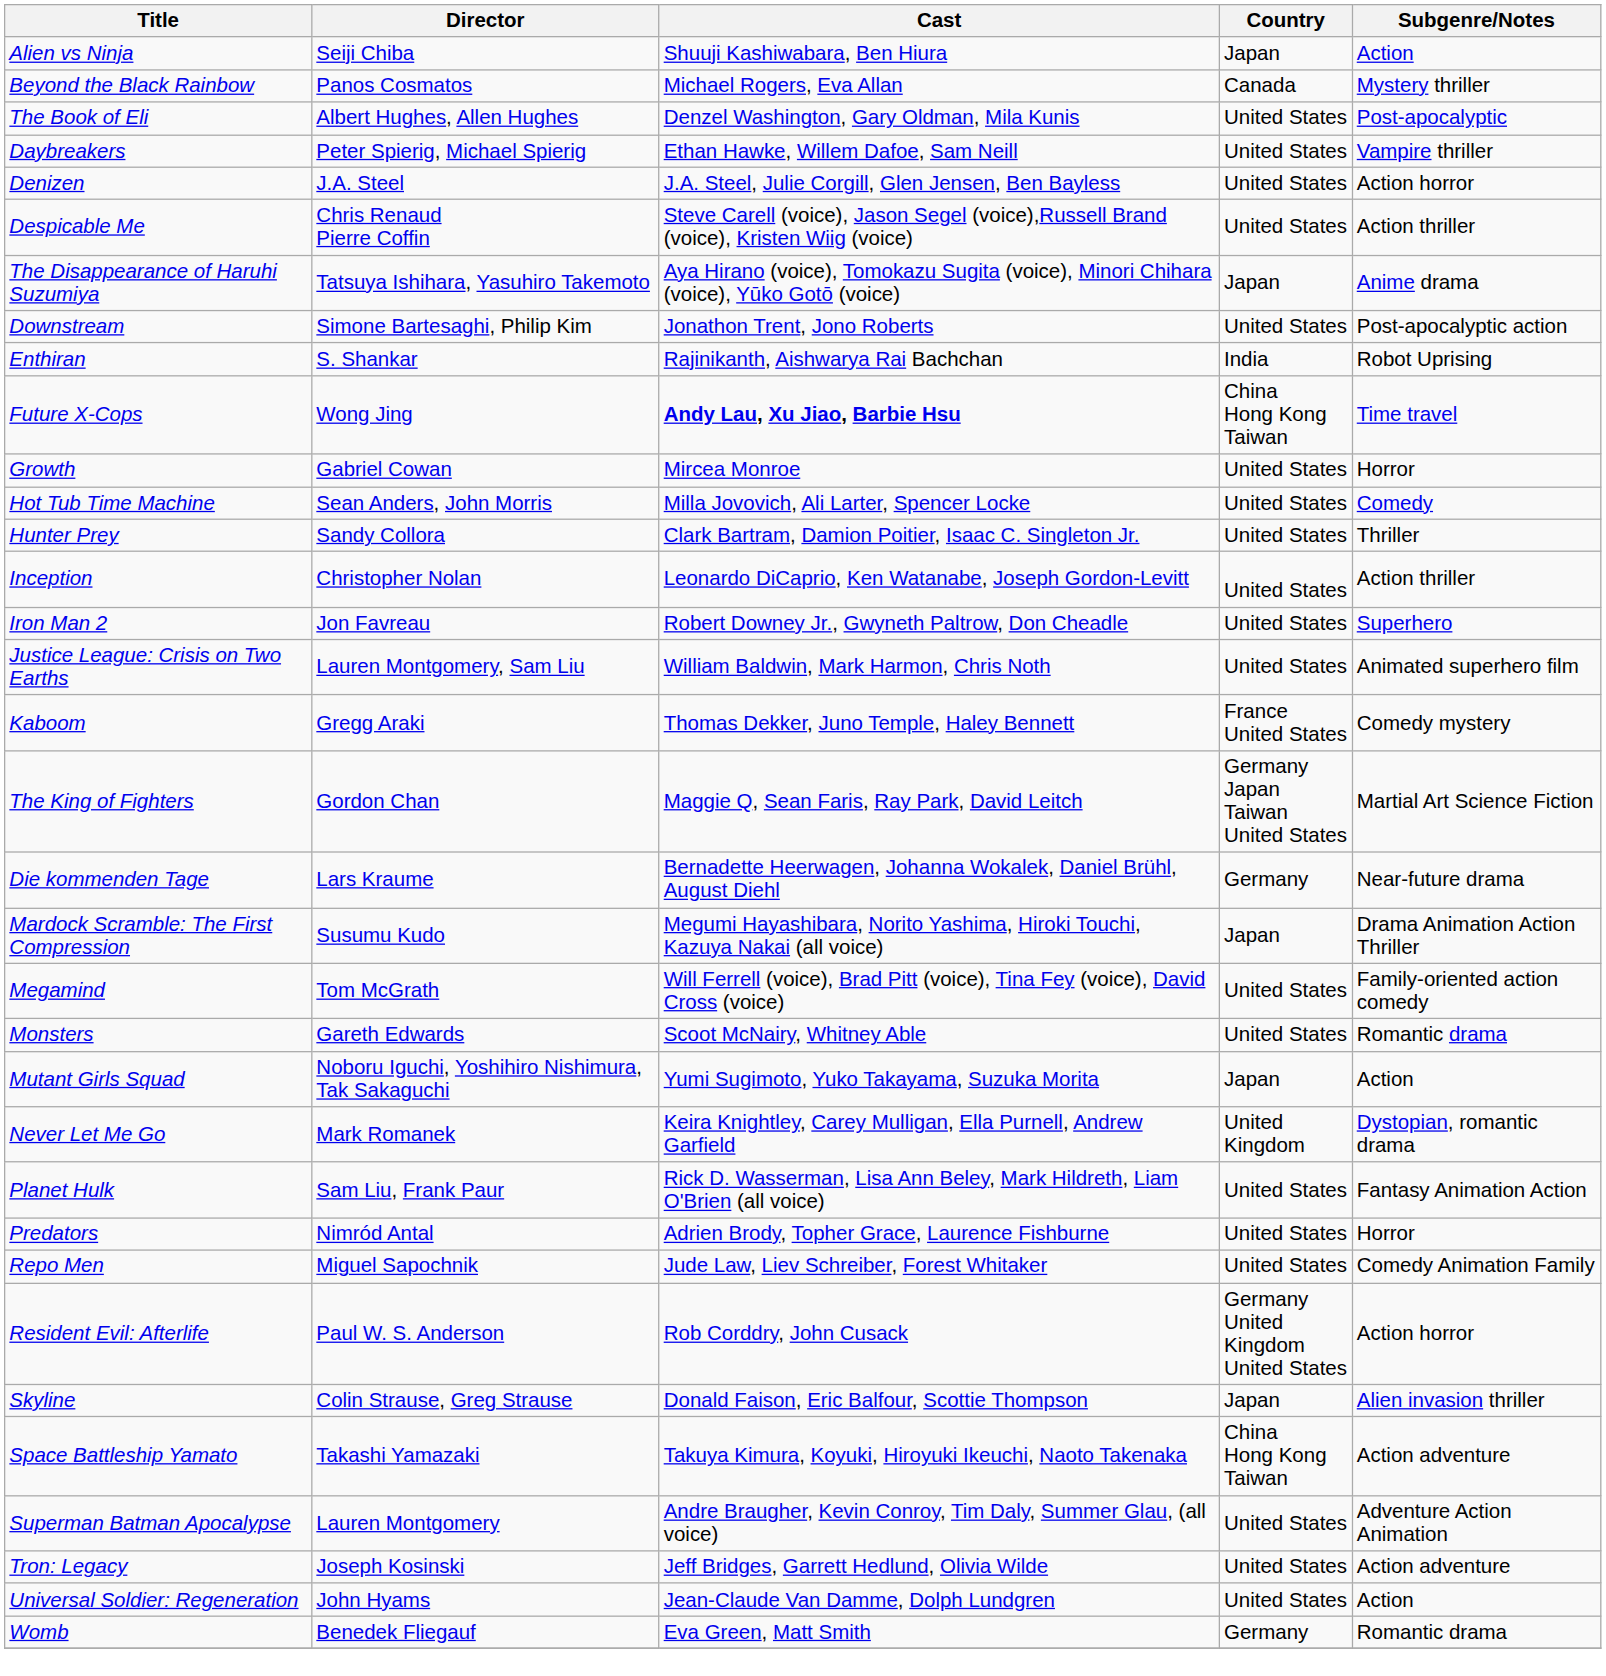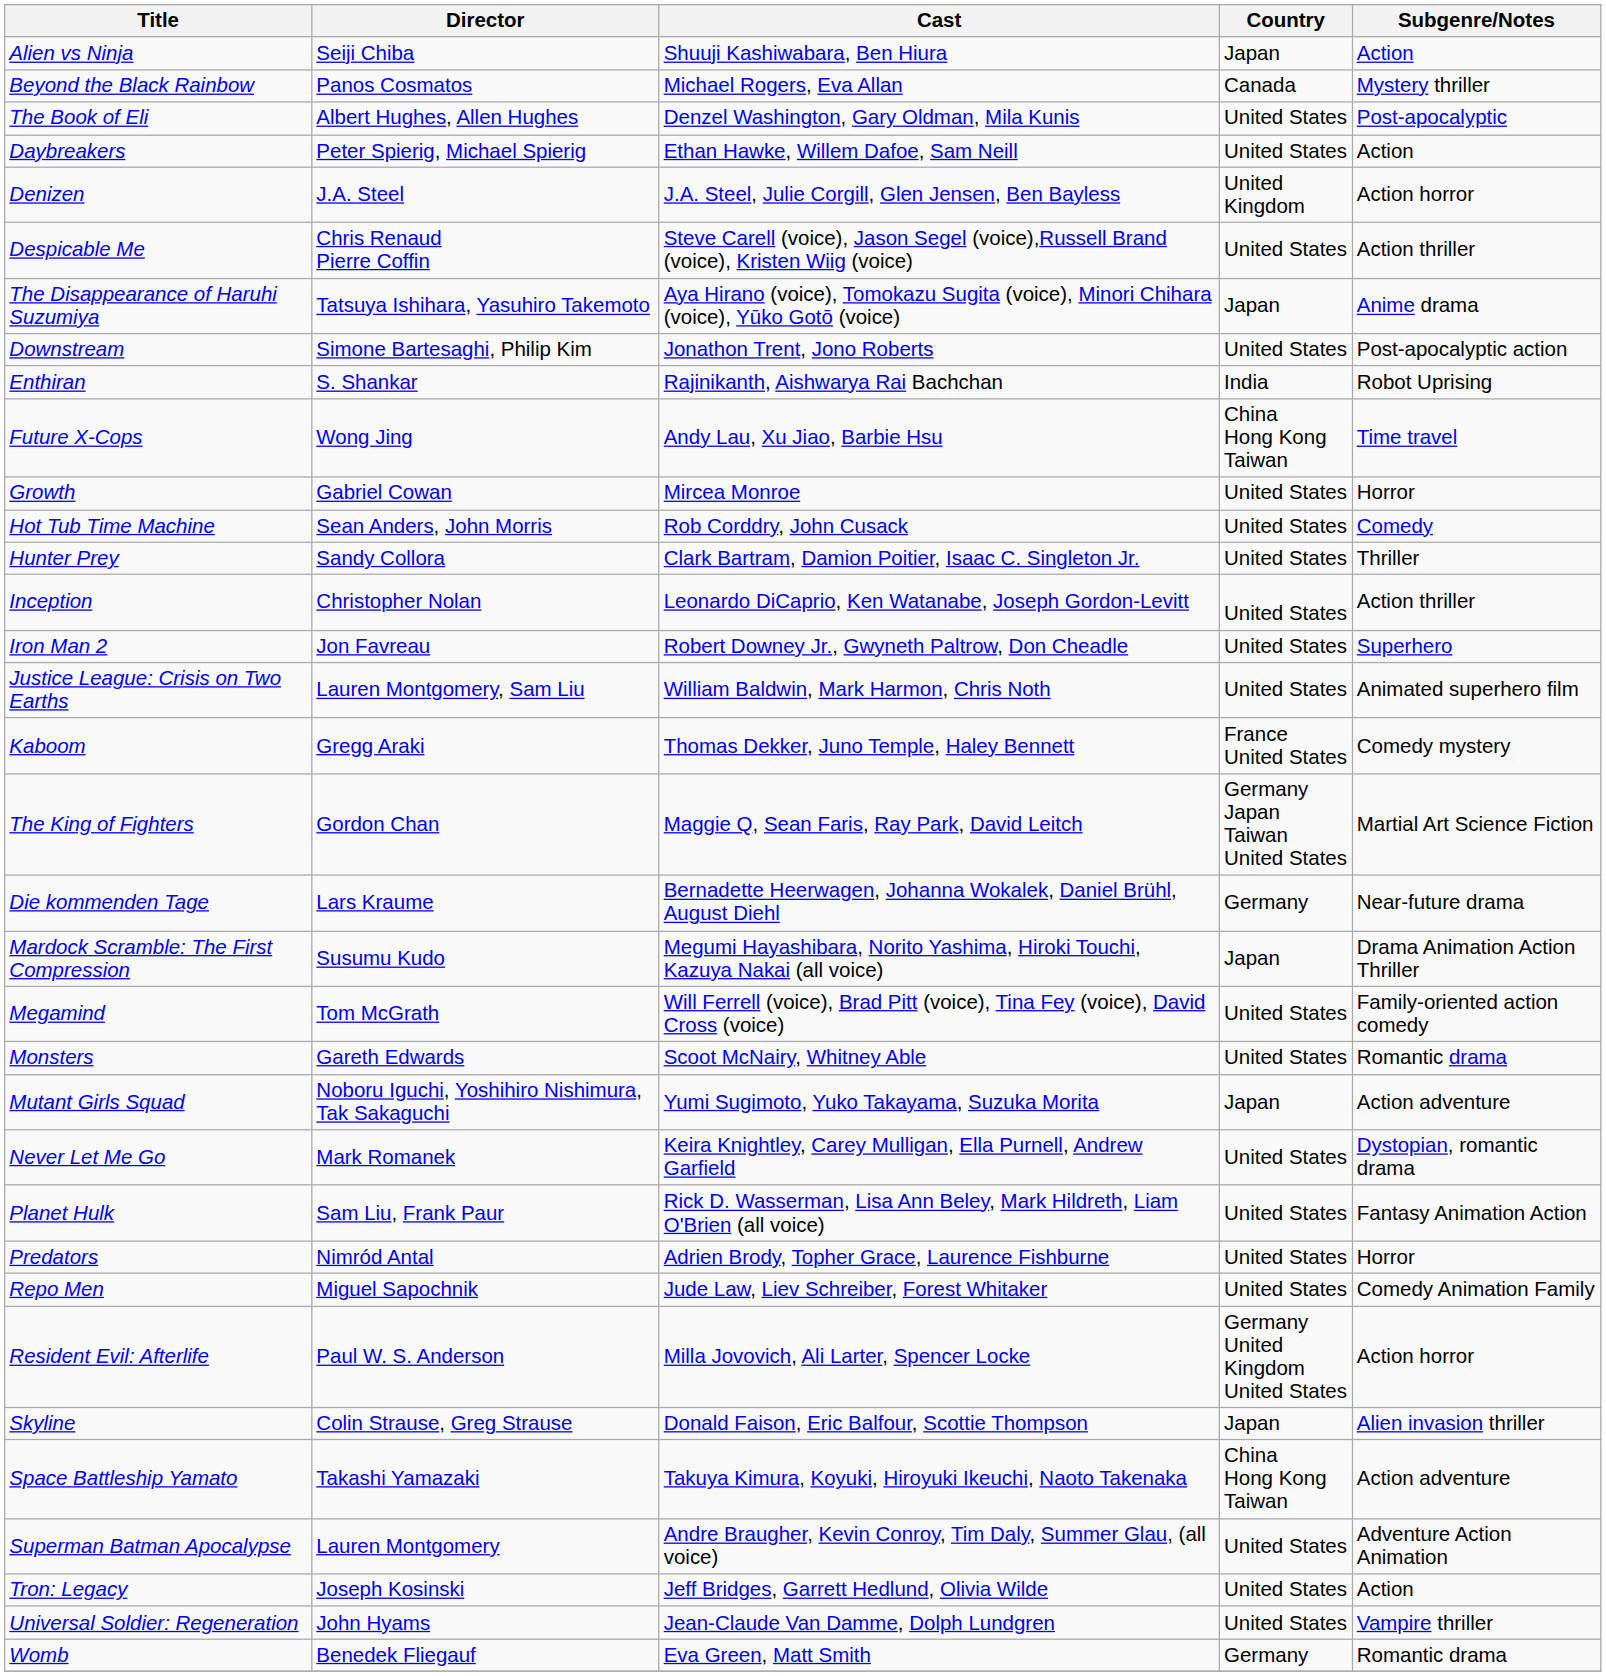(1425, 150) Vampire thriller -> (1385, 150) Action
(1286, 183) United States -> (1264, 194) United Kingdom
(812, 414) bold -> (803, 437) normal
(847, 502) Milla Jovovich, Ali Larter, Spencer Locke -> (786, 525) Rob Corddry, John Cusack
(1385, 1078) Action -> (1434, 1101) Action adventure
(1264, 1134) United Kingdom -> (1286, 1157) United States
(786, 1333) Rob Corddry, John Cusack -> (847, 1356) Milla Jovovich, Ali Larter, Spencer Locke
(1434, 1566) Action adventure -> (1385, 1590) Action
(1385, 1599) Action -> (1425, 1622) Vampire thriller
